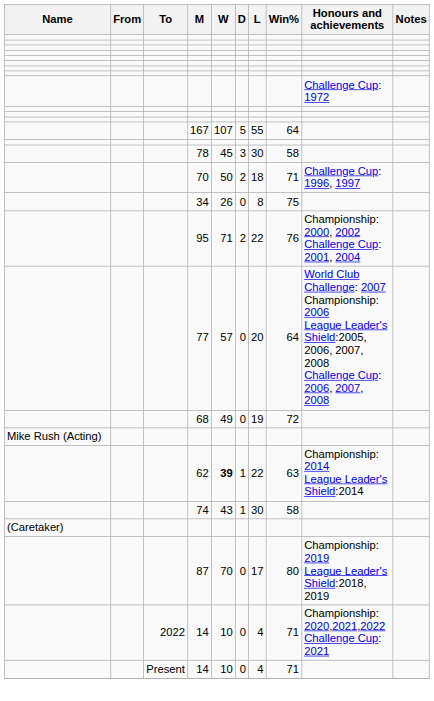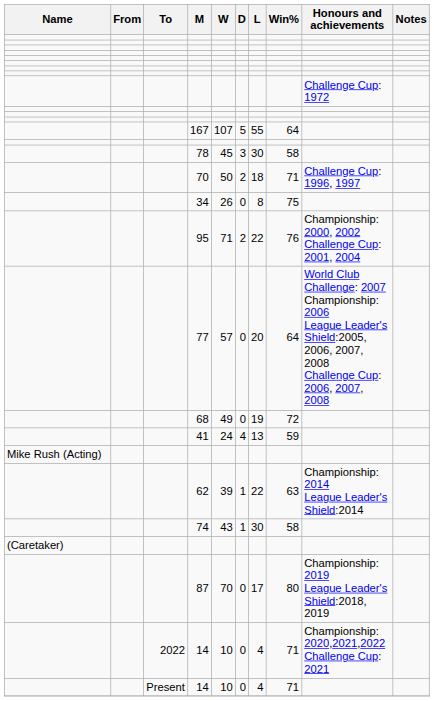+ row: (57, 437)
(226, 473) bold -> (226, 491) normal
